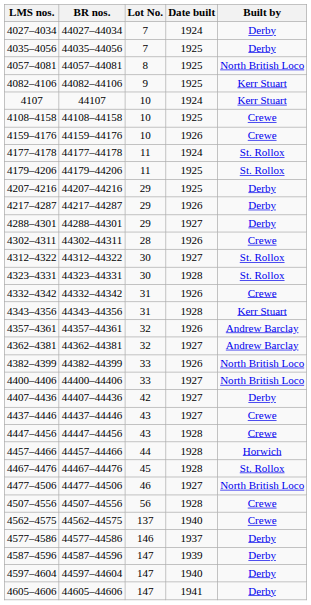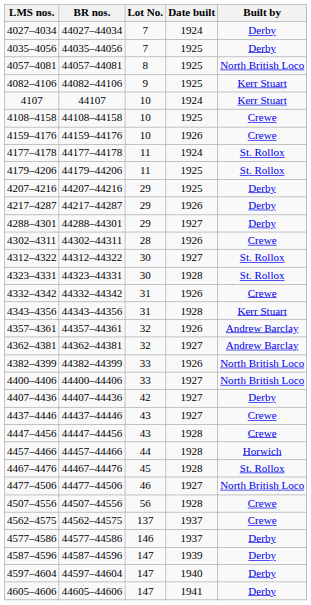(192, 521) 1940 -> (192, 521) 1937
